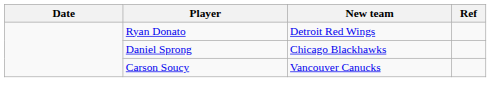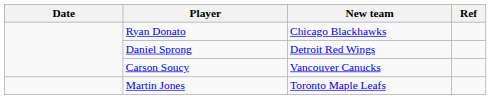(333, 31) Detroit Red Wings -> (338, 31) Chicago Blackhawks
(338, 49) Chicago Blackhawks -> (333, 49) Detroit Red Wings
+ row: (155, 85)
